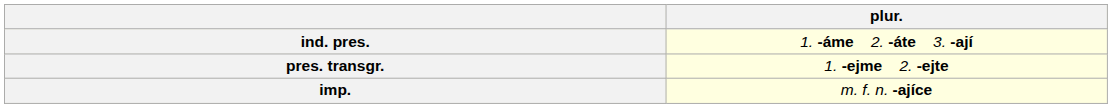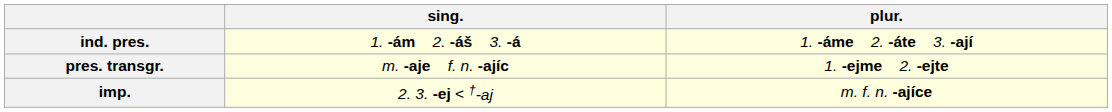+ column: (446, 16)
